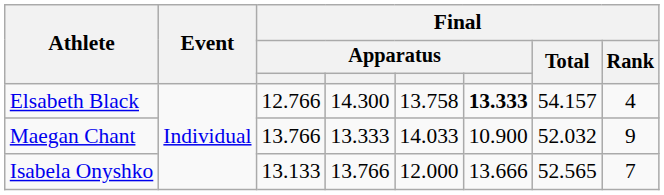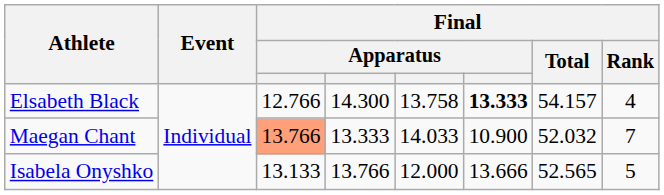(291, 136) no background -> (291, 136) lightsalmon background
(630, 136) 9 -> (630, 136) 7
(630, 171) 7 -> (630, 171) 5
